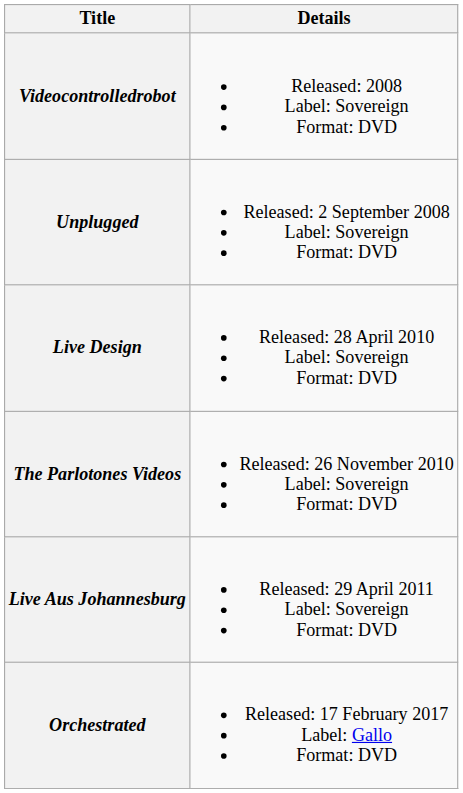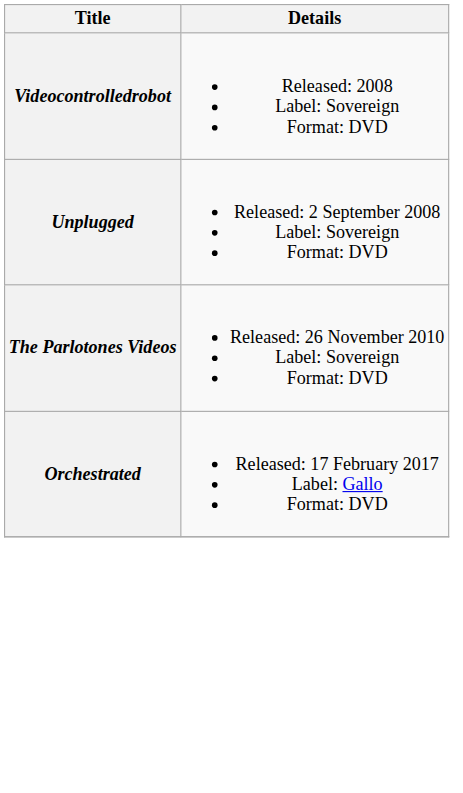- row: (97, 347)
- row: (97, 599)
